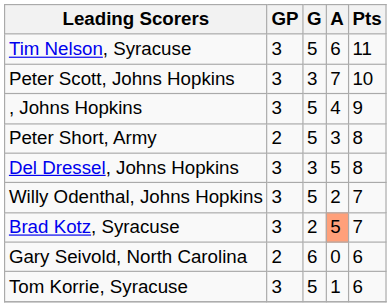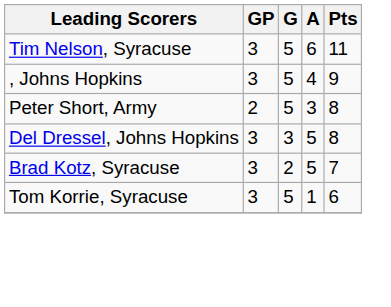- row: (122, 78)
- row: (136, 197)
(335, 227) lightsalmon background -> (312, 167) no background
- row: (128, 256)
